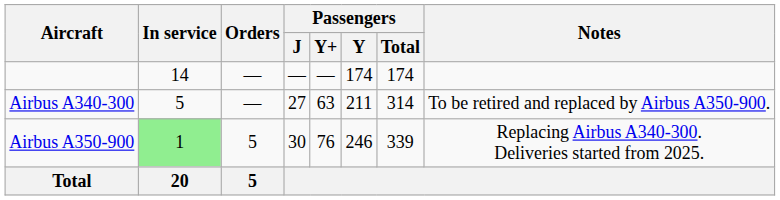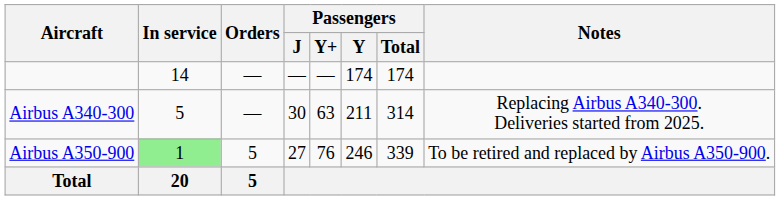(297, 103) 27 -> (297, 114) 30
(599, 103) To be retired and replaced by Airbus A350-900. -> (599, 114) Replacing Airbus A340-300. Deliveries started from 2025.
(297, 142) 30 -> (297, 152) 27
(599, 142) Replacing Airbus A340-300. Deliveries started from 2025. -> (599, 152) To be retired and replaced by Airbus A350-900.
